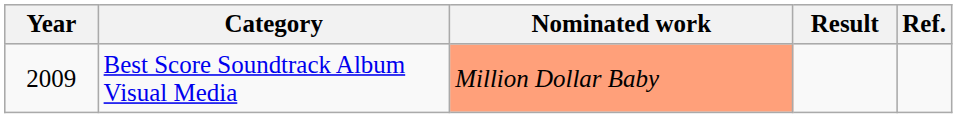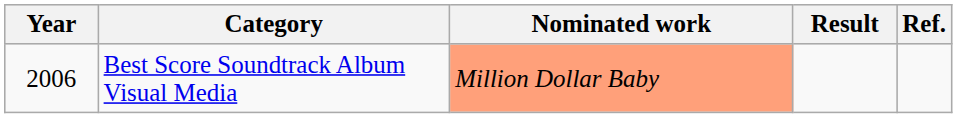(51, 77) 2009 -> (51, 77) 2006
